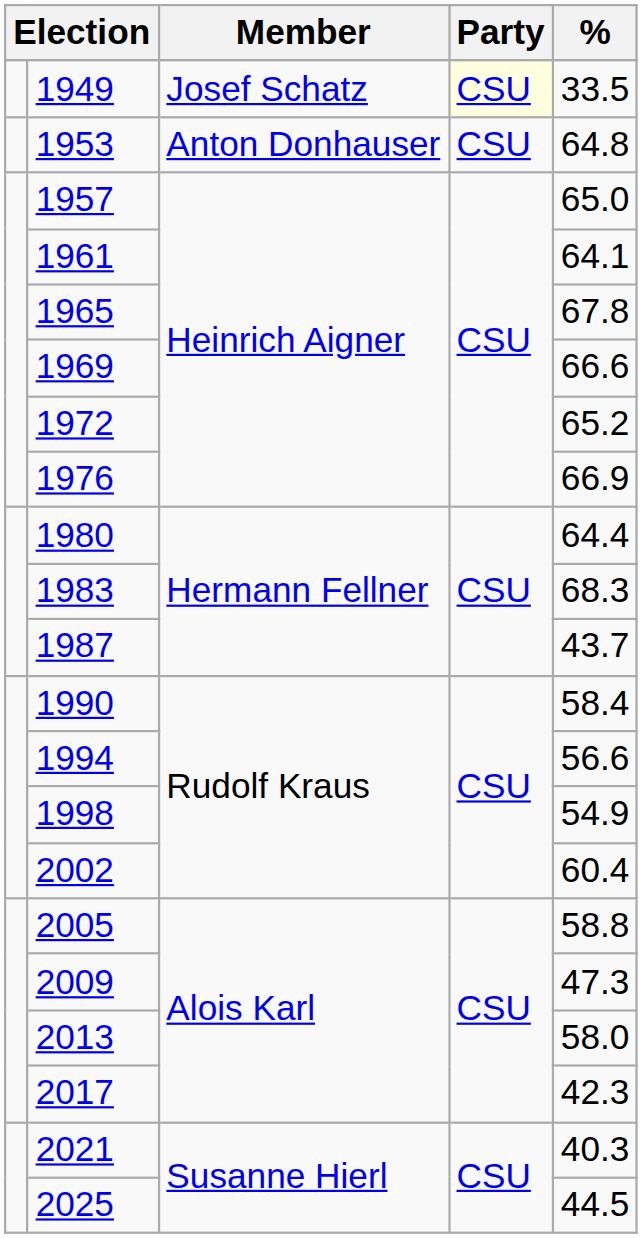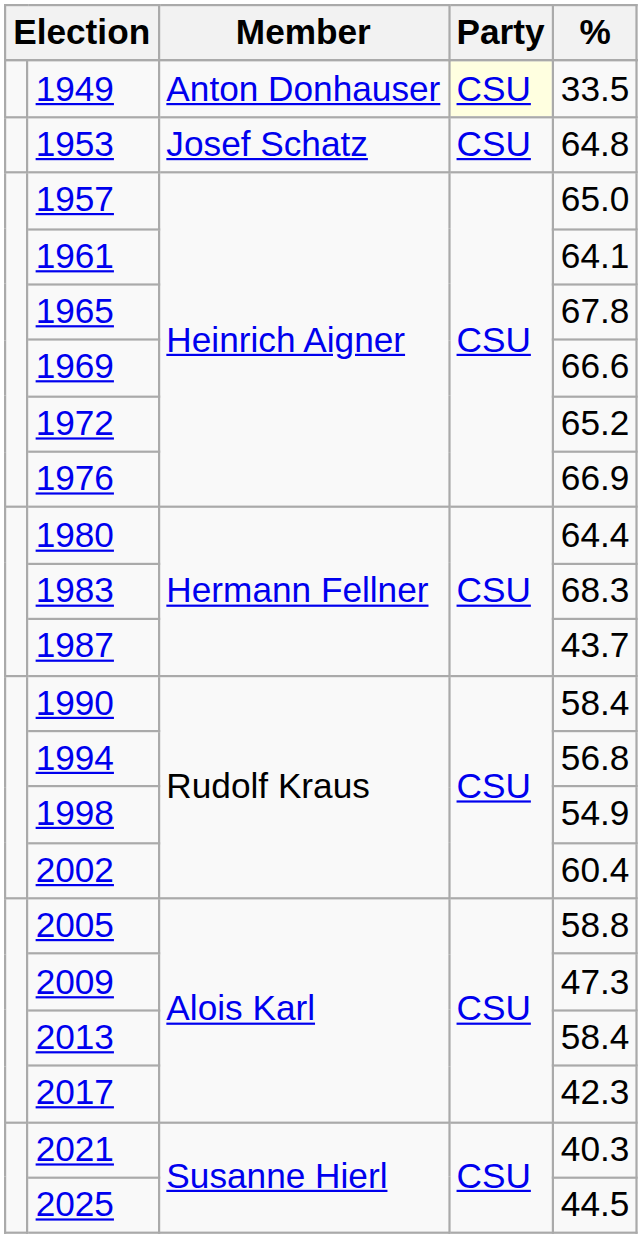(267, 88) Josef Schatz -> (303, 88) Anton Donhauser
(303, 144) Anton Donhauser -> (267, 144) Josef Schatz
(595, 758) 56.6 -> (595, 758) 56.8
(595, 1037) 58.0 -> (595, 1037) 58.4
